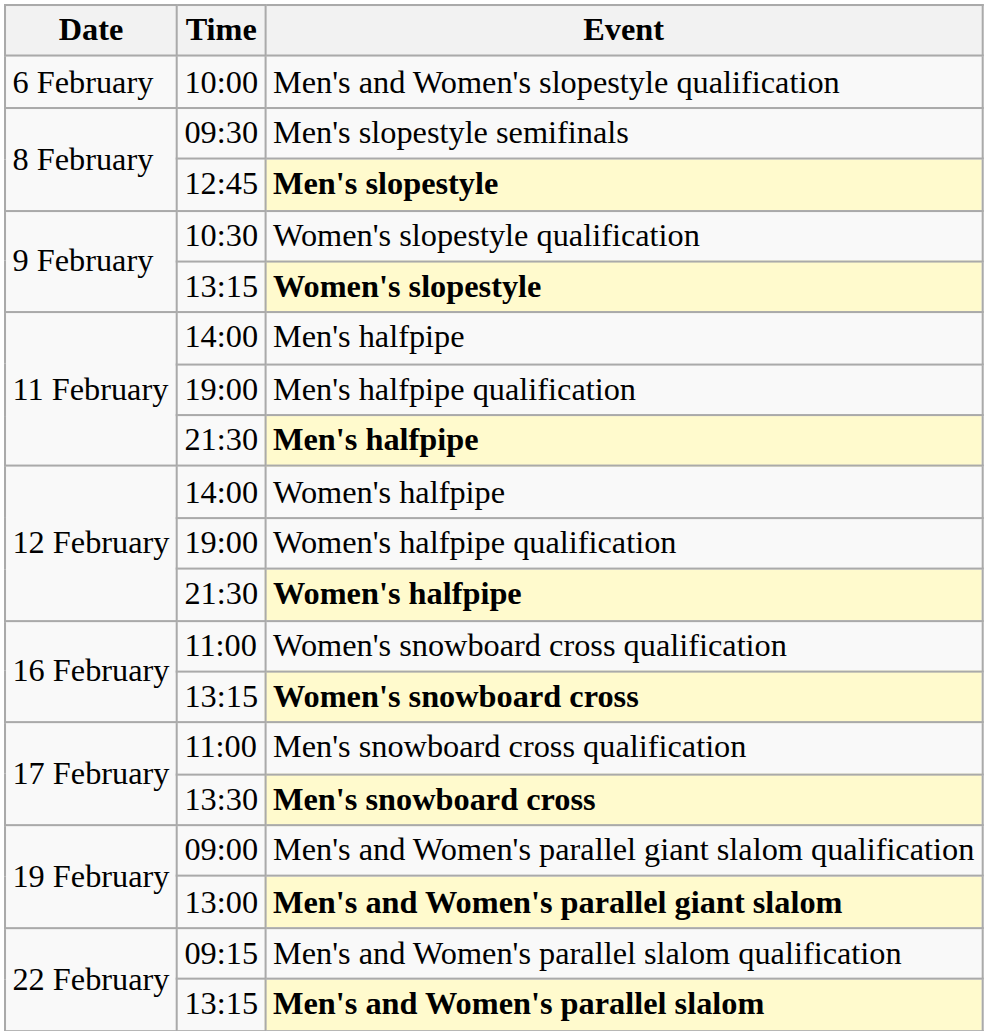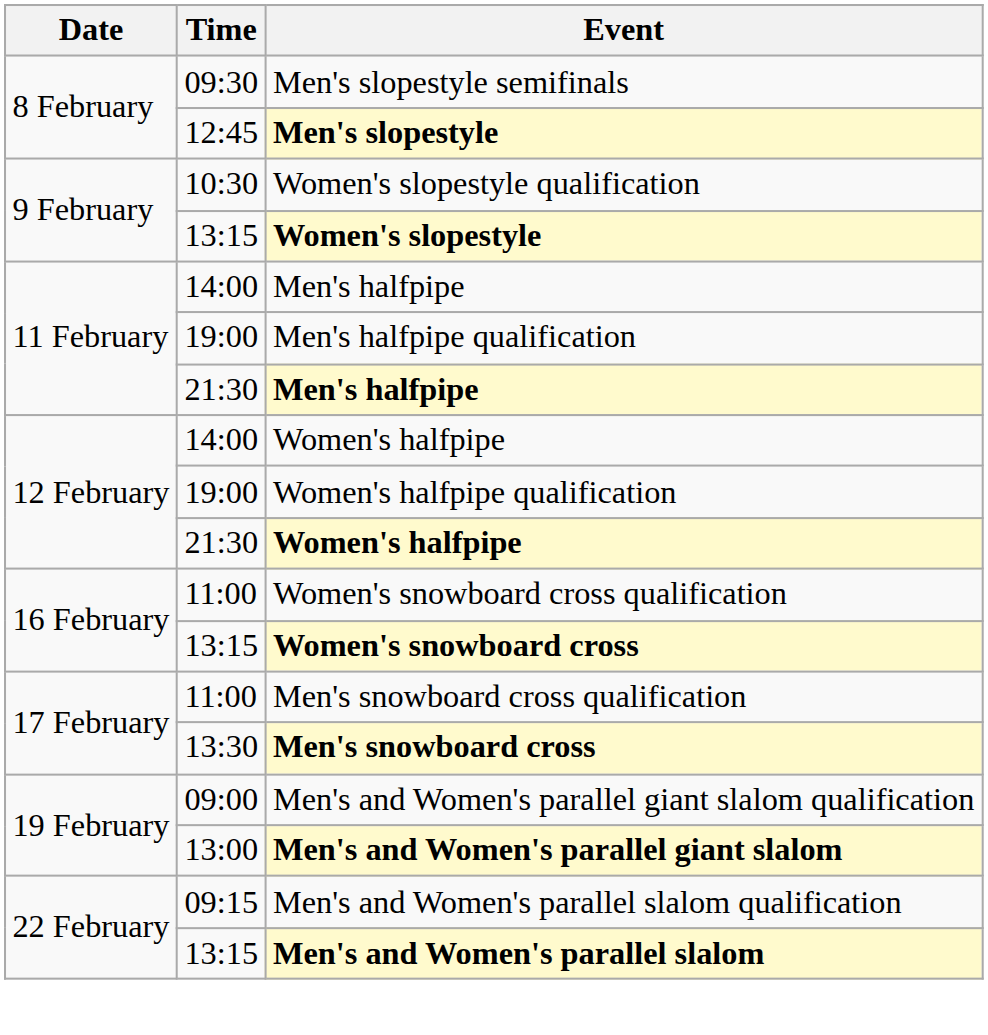- row: (221, 81)
